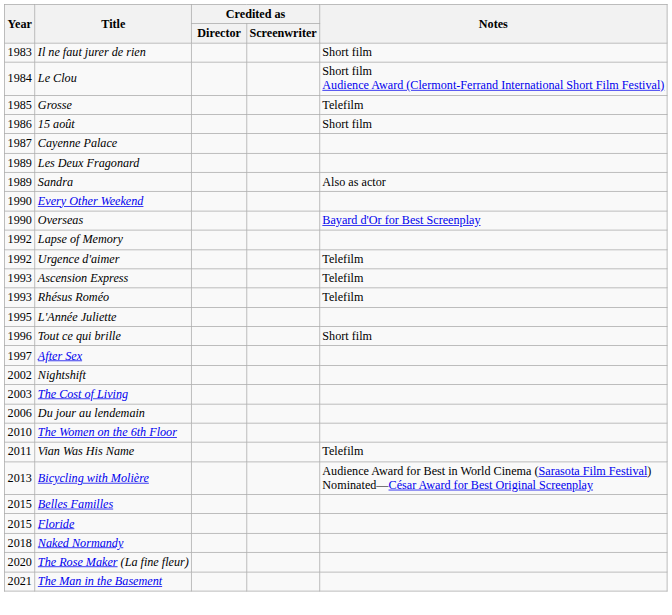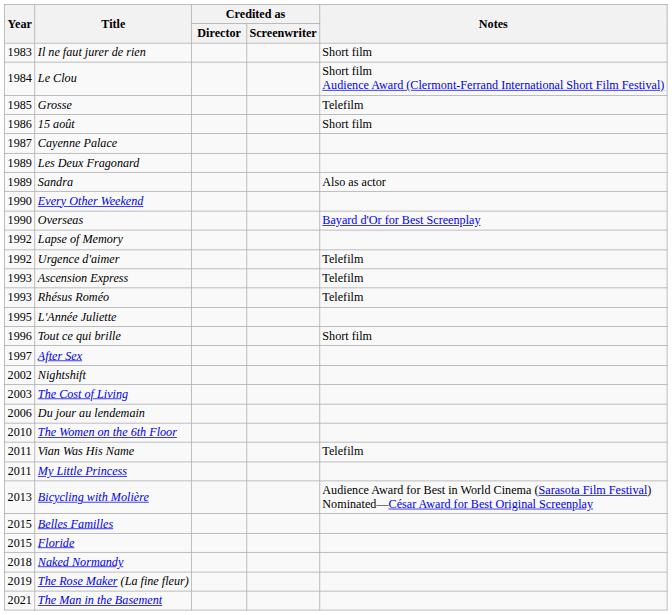+ row: (82, 471)
(20, 562) 2020 -> (20, 581) 2019
